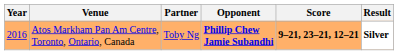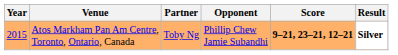(17, 35) 2016 -> (17, 35) 2015
(239, 35) bold -> (236, 35) normal
